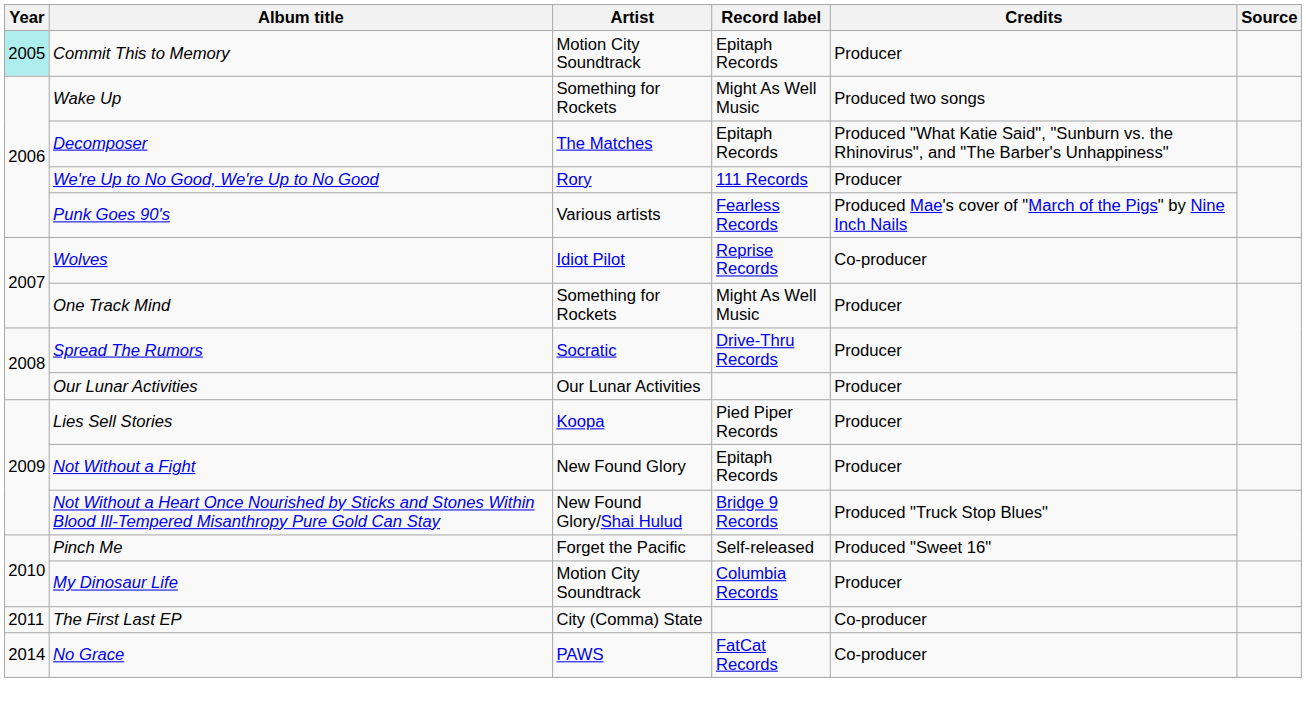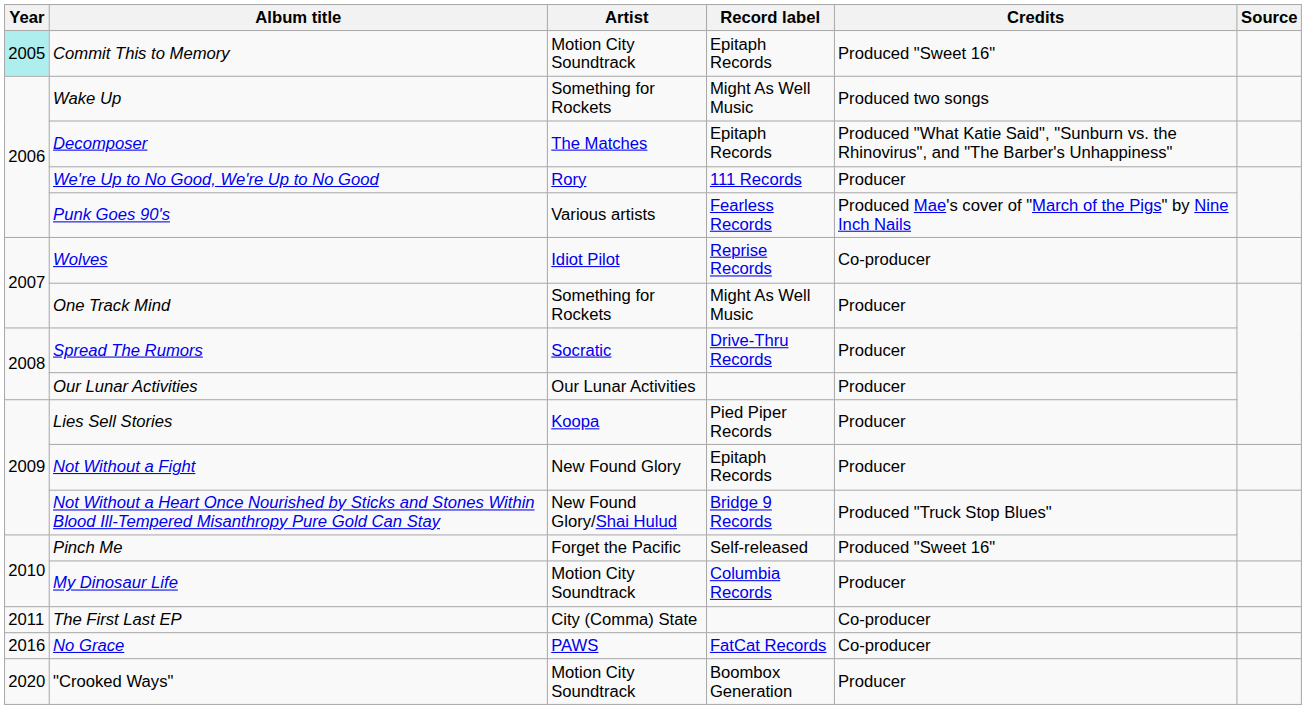(868, 53) Producer -> (917, 53) Produced "Sweet 16"
(27, 655) 2014 -> (27, 645) 2016
+ row: (113, 681)
